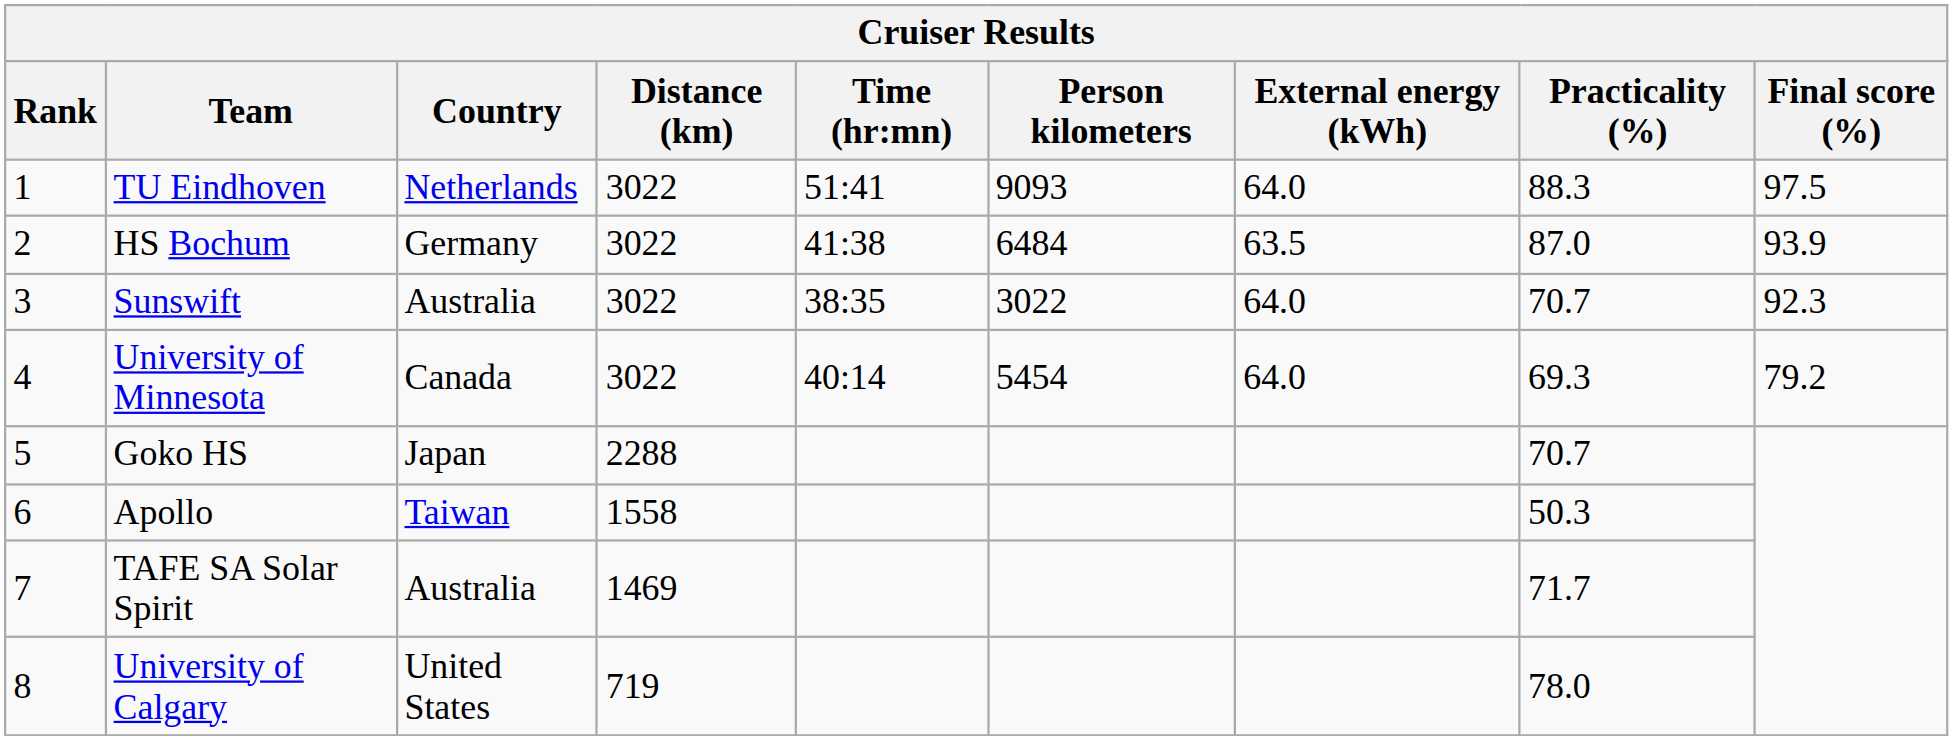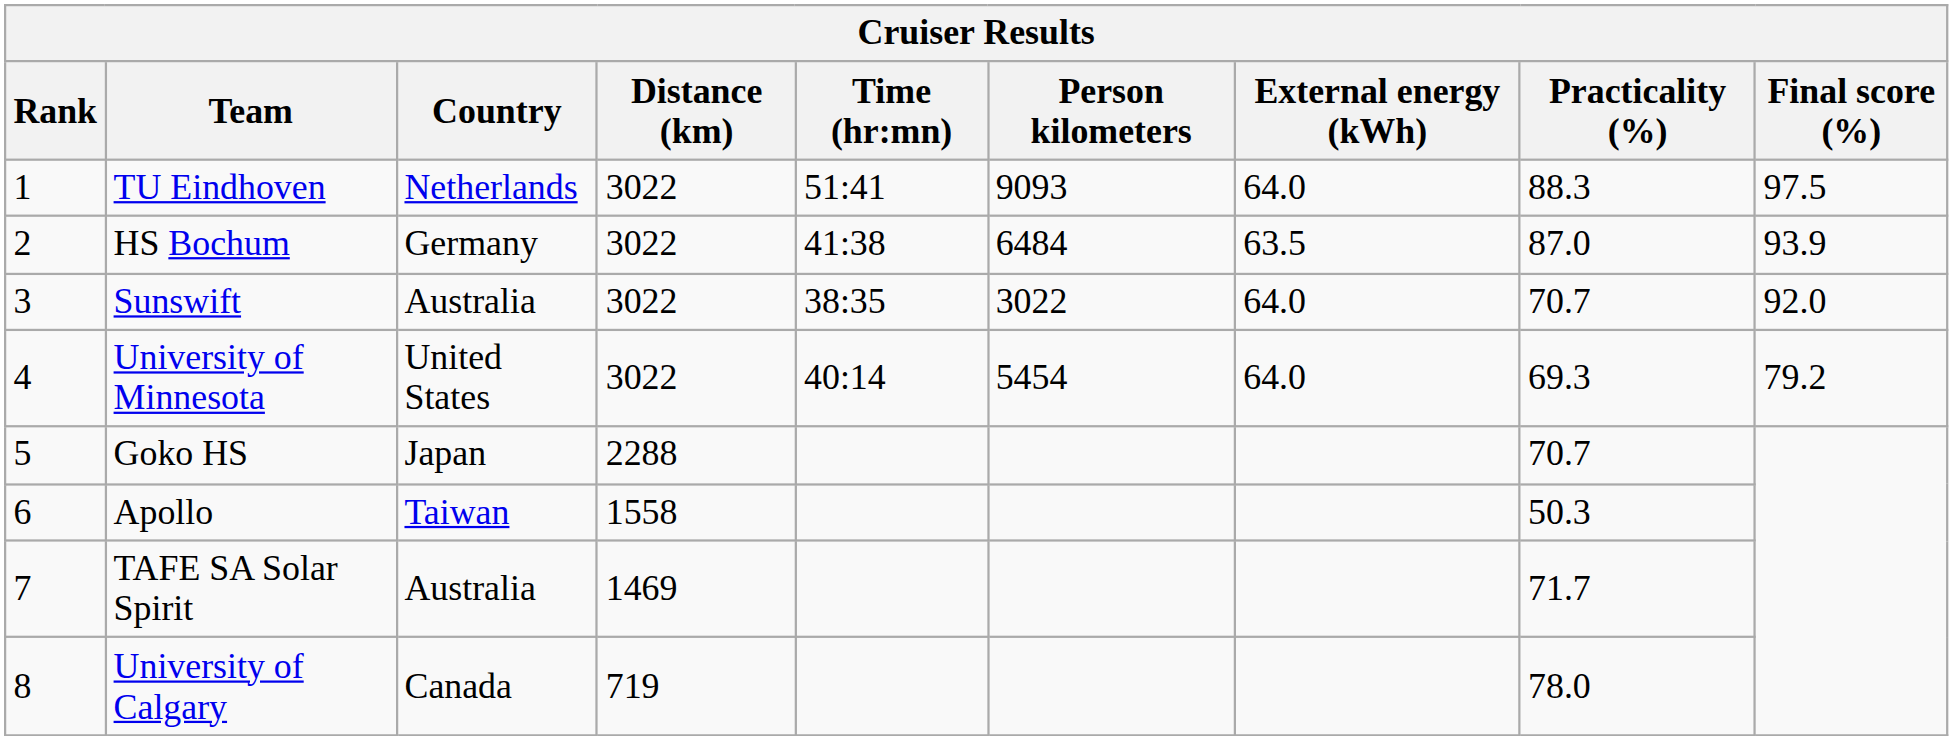(1795, 300) 92.3 -> (1795, 300) 92.0
(458, 377) Canada -> (453, 377) United States
(453, 685) United States -> (458, 685) Canada
